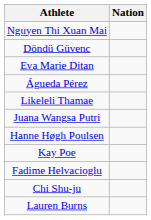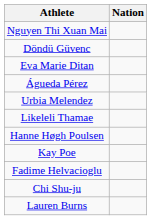+ row: (57, 100)
- row: (57, 118)
